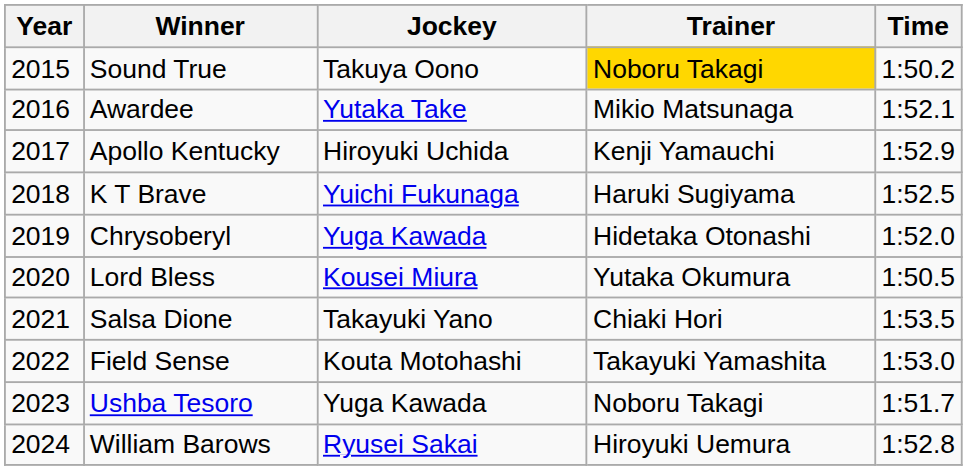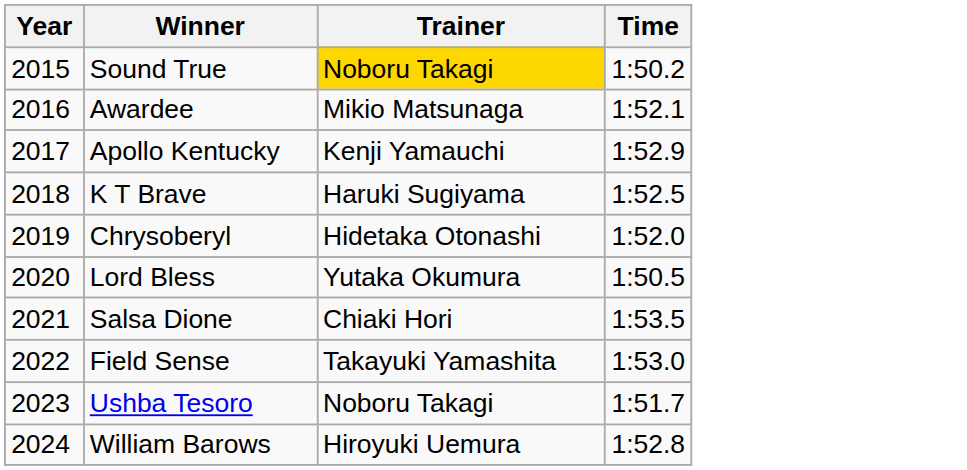- column: (452, 26)
